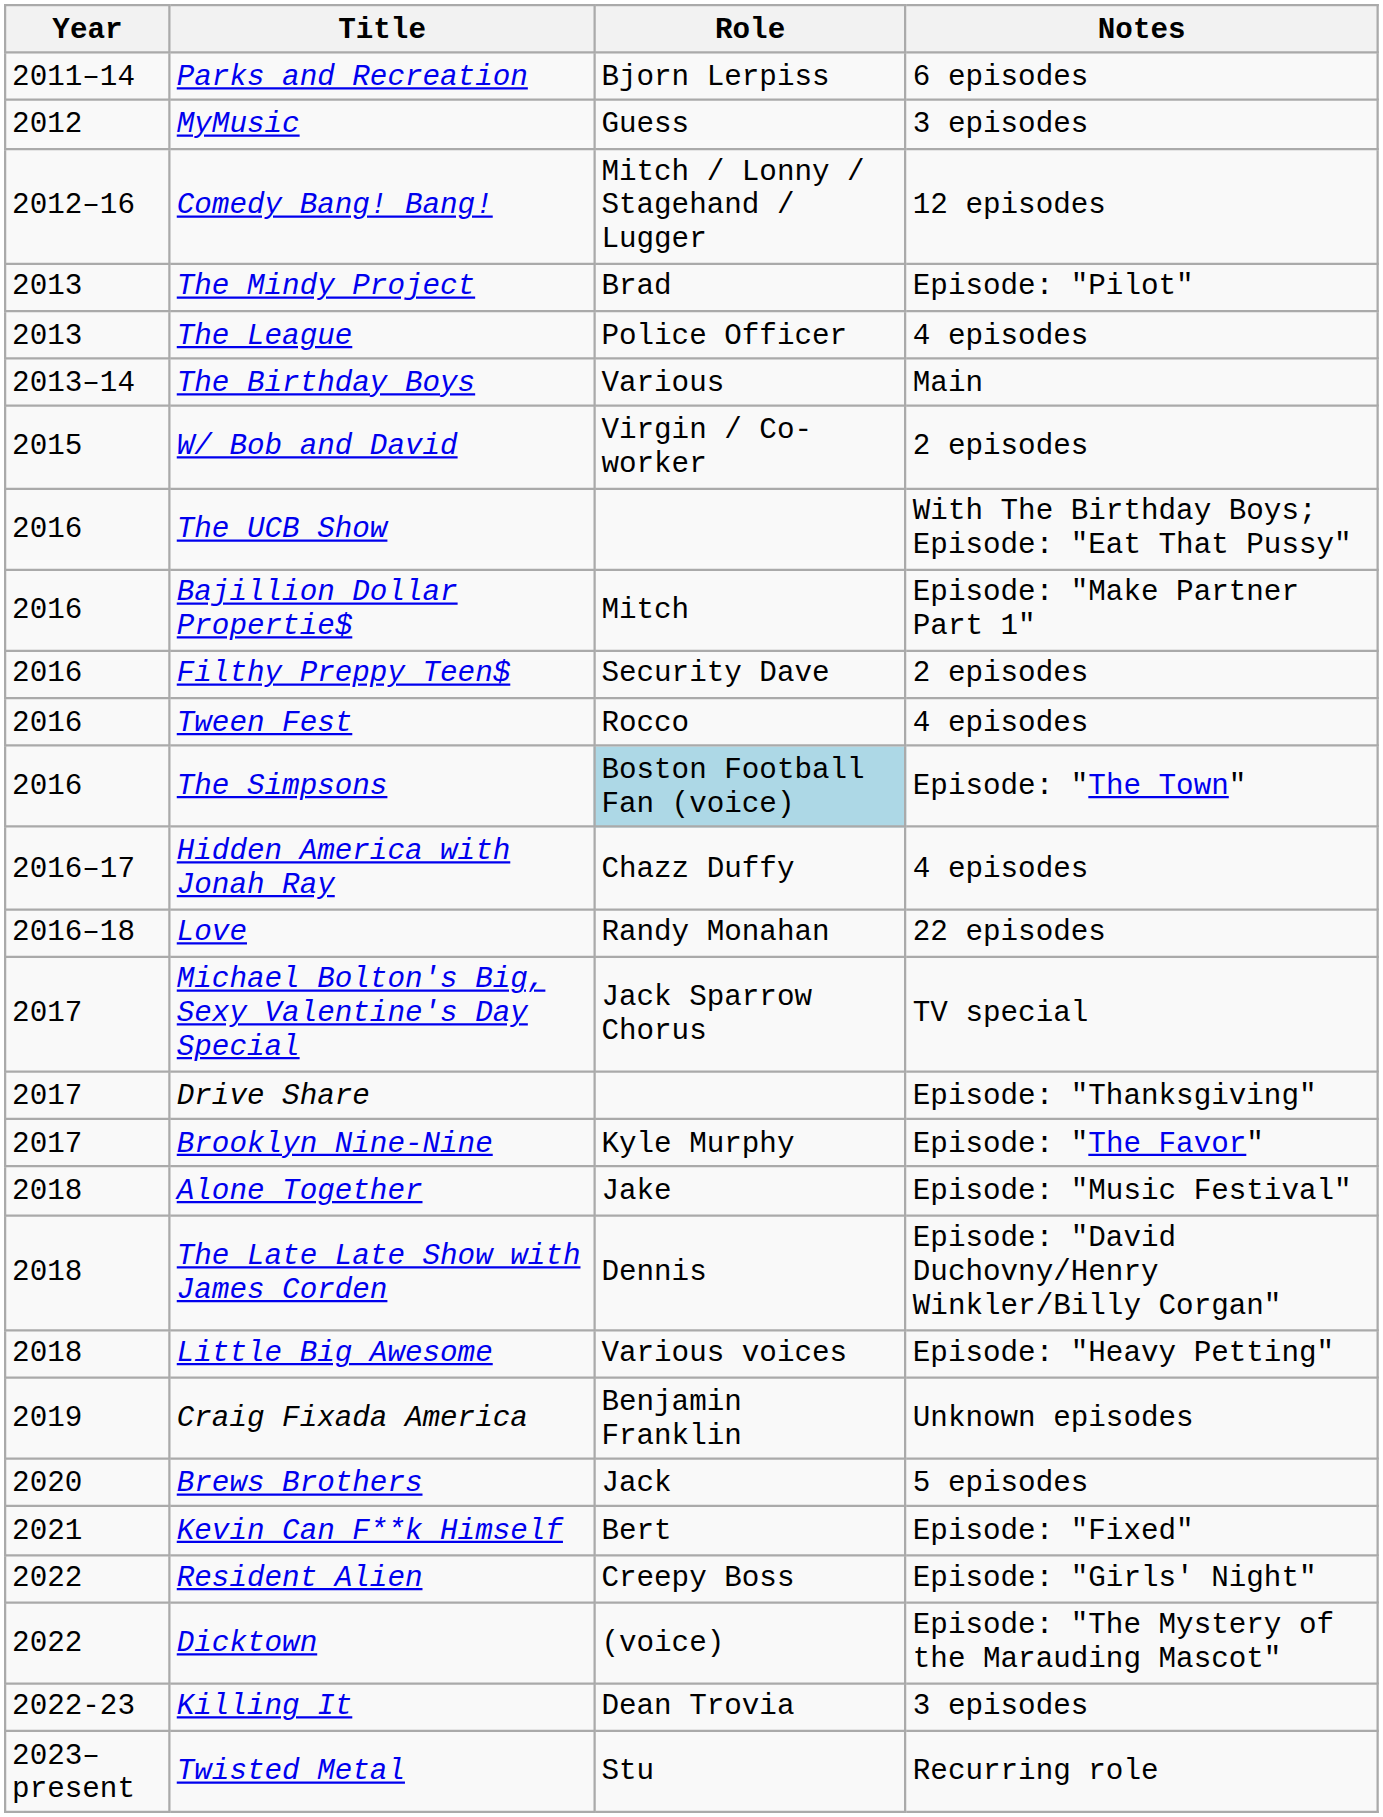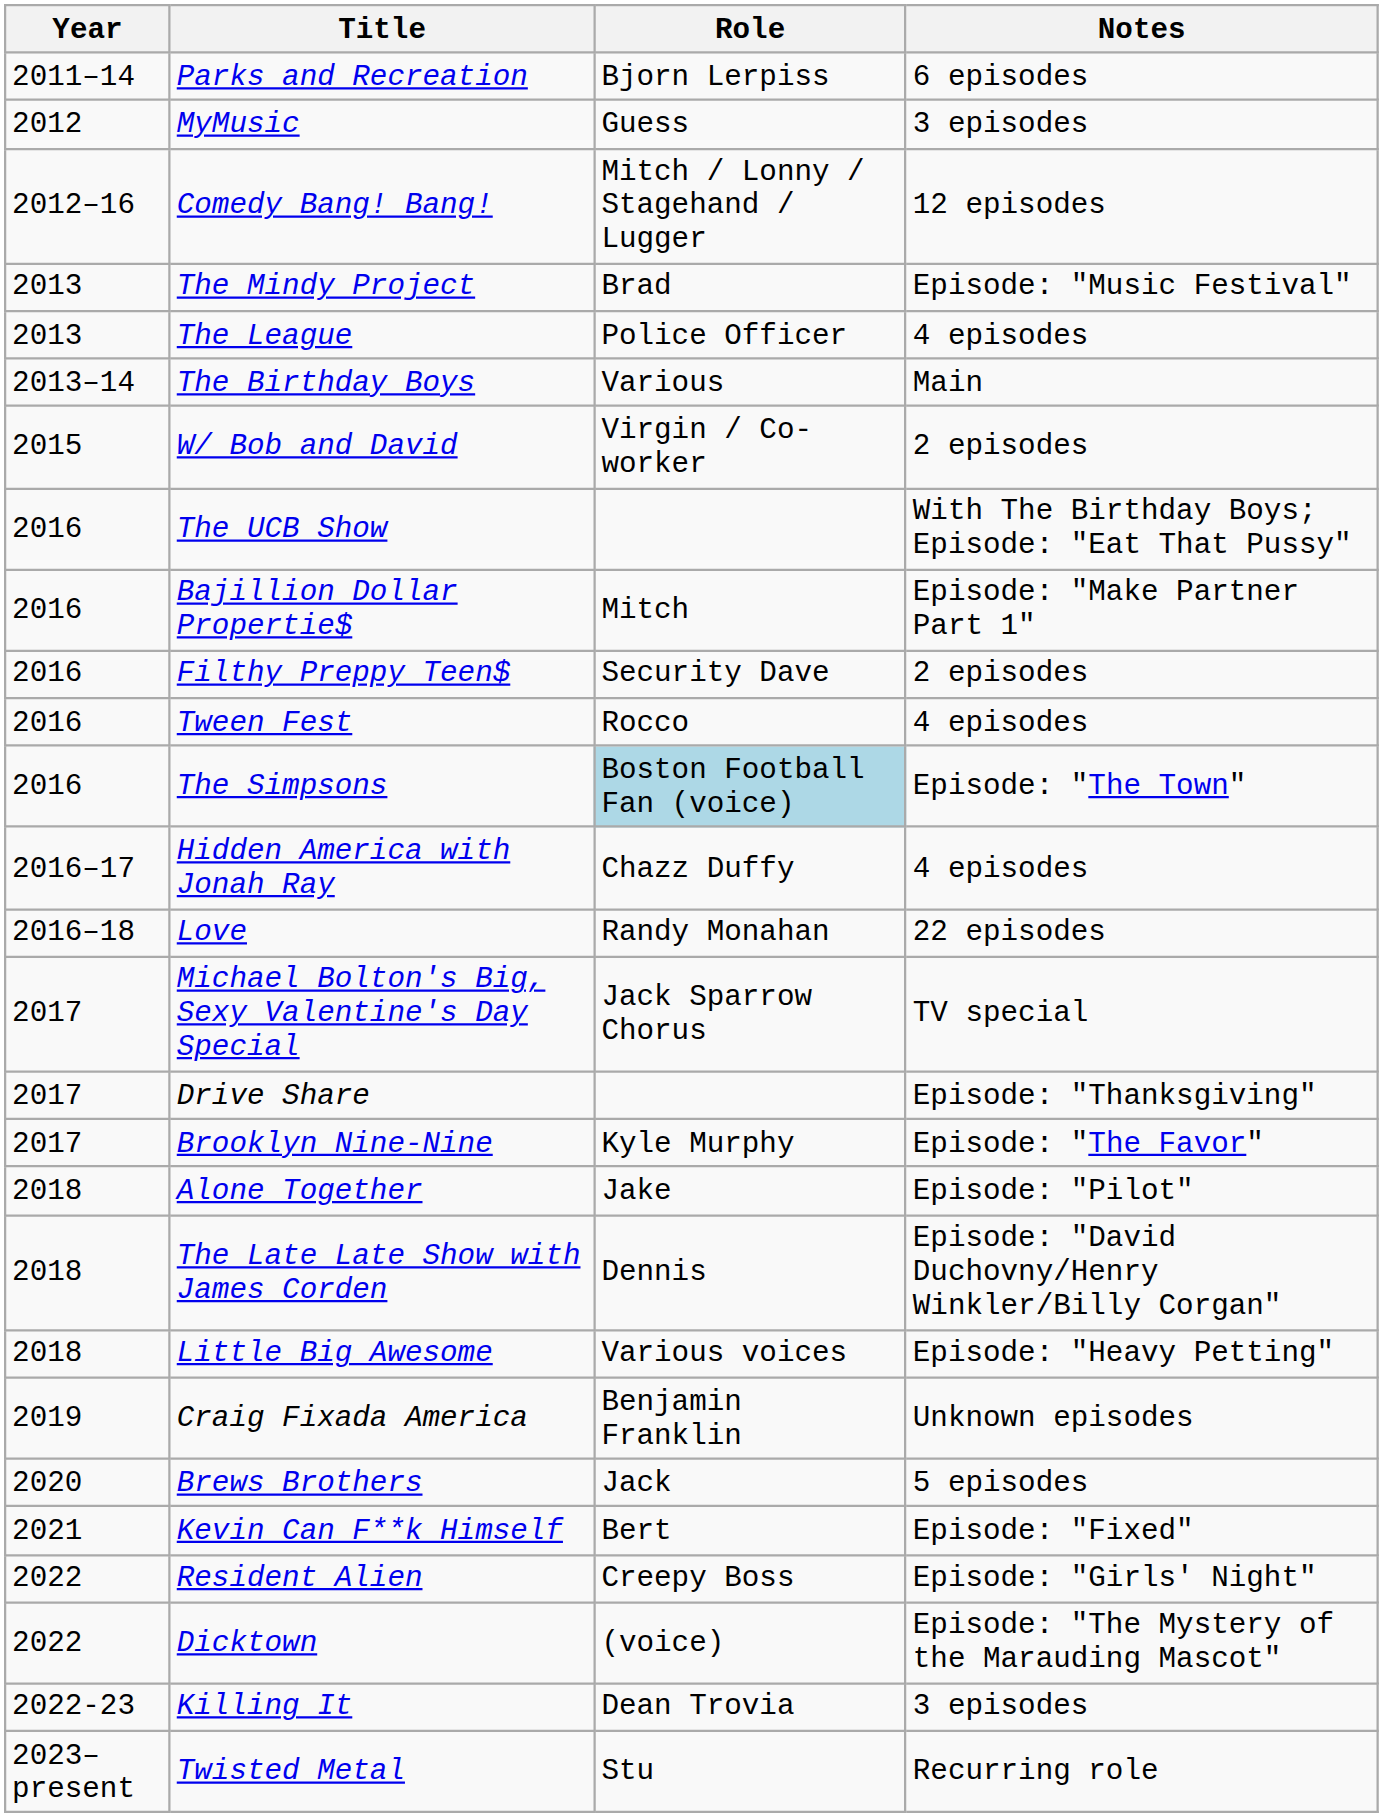(1053, 287) Episode: "Pilot" -> (1132, 287) Episode: "Music Festival"
(1132, 1191) Episode: "Music Festival" -> (1053, 1191) Episode: "Pilot"
